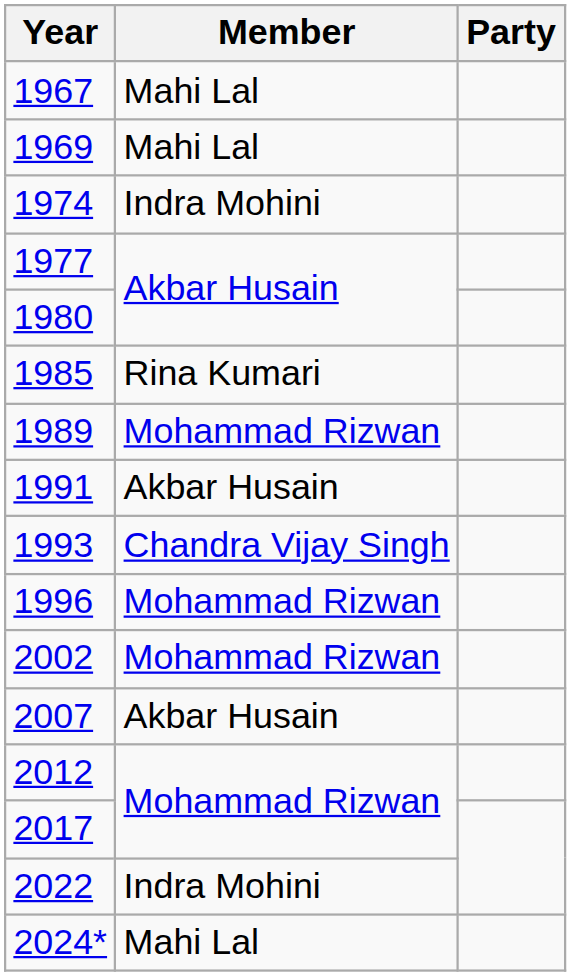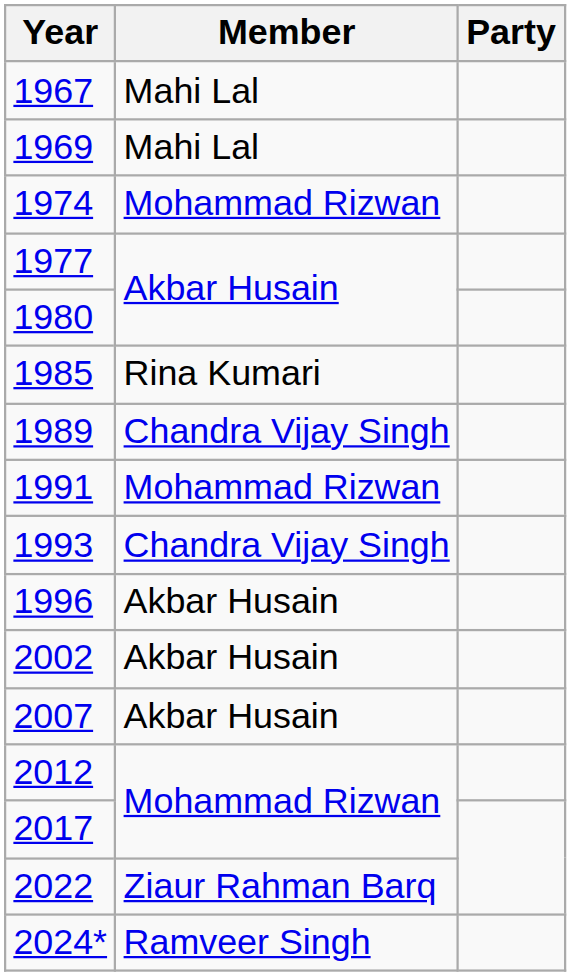(222, 203) Indra Mohini -> (282, 203) Mohammad Rizwan
(282, 430) Mohammad Rizwan -> (287, 430) Chandra Vijay Singh
(231, 487) Akbar Husain -> (282, 487) Mohammad Rizwan
(282, 601) Mohammad Rizwan -> (231, 601) Akbar Husain
(282, 658) Mohammad Rizwan -> (231, 658) Akbar Husain
(222, 885) Indra Mohini -> (280, 885) Ziaur Rahman Barq
(191, 942) Mahi Lal -> (247, 942) Ramveer Singh
